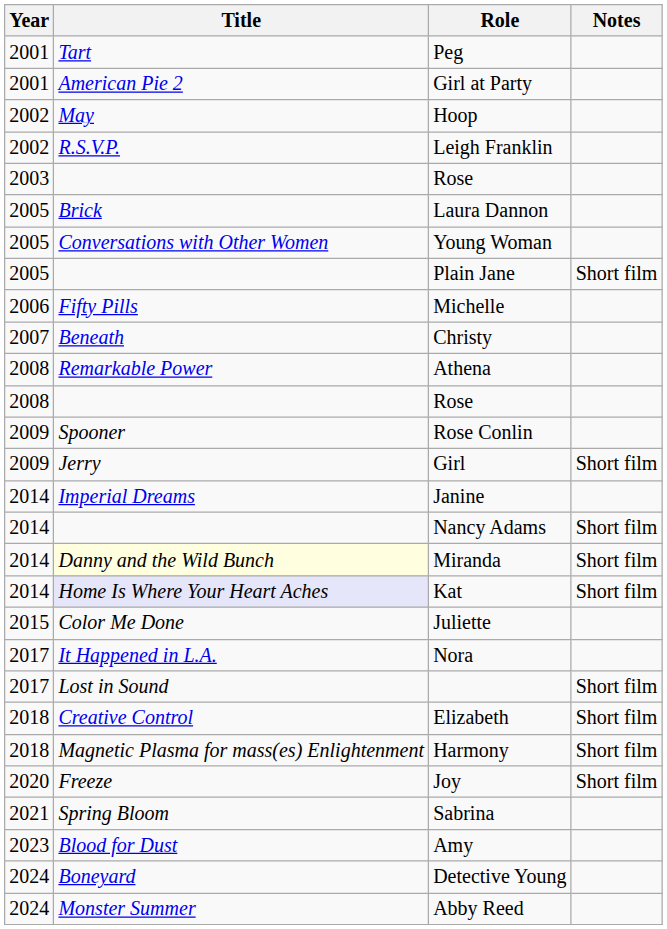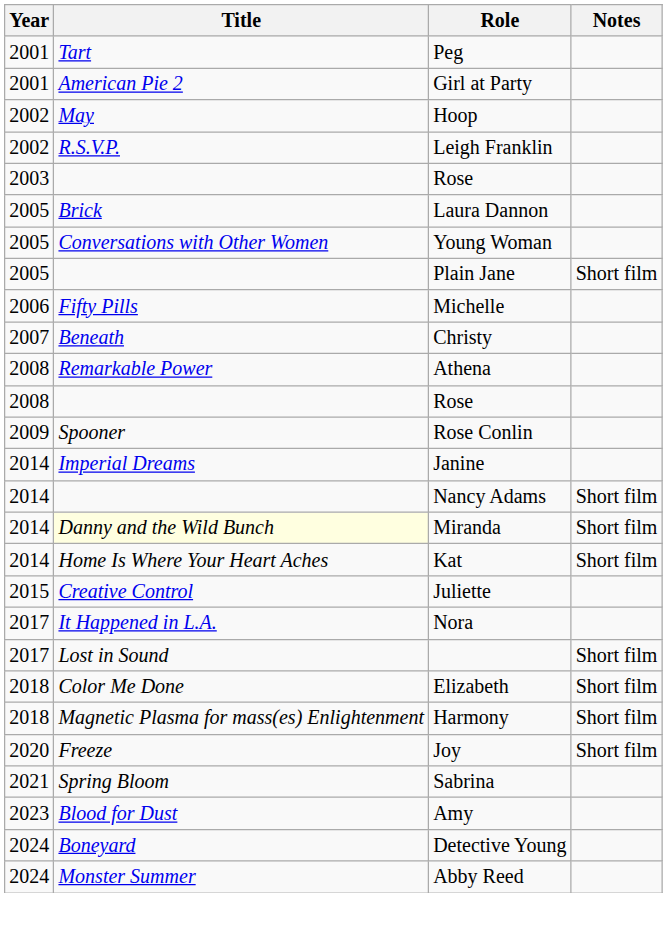- row: (29, 464)
(193, 591) lavender background -> (193, 559) no background
(121, 623) Color Me Done -> (126, 591) Creative Control
(126, 718) Creative Control -> (121, 686) Color Me Done
